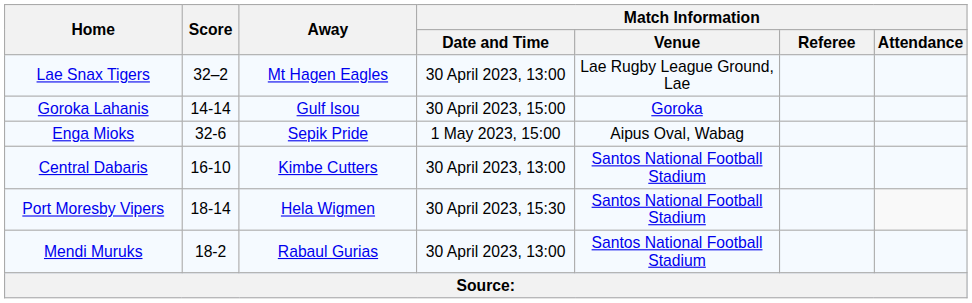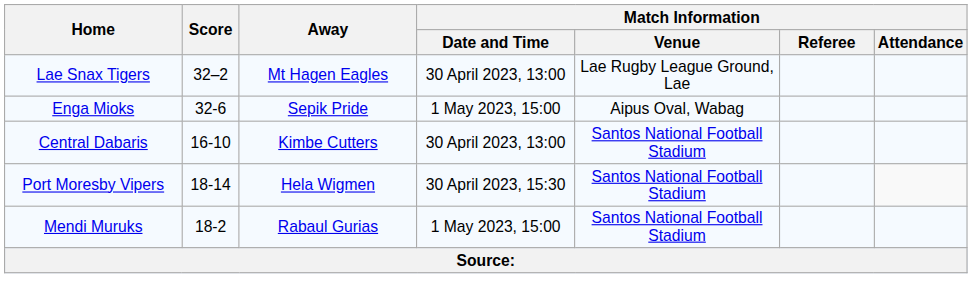- row: (93, 109)
(496, 252) 30 April 2023, 13:00 -> (496, 227) 1 May 2023, 15:00
